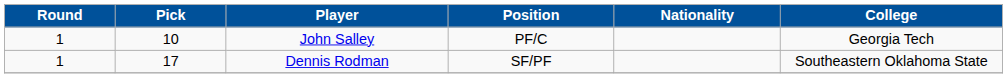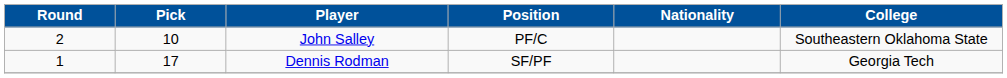(60, 38) 1 -> (60, 38) 2
(891, 38) Georgia Tech -> (891, 38) Southeastern Oklahoma State
(891, 61) Southeastern Oklahoma State -> (891, 61) Georgia Tech
